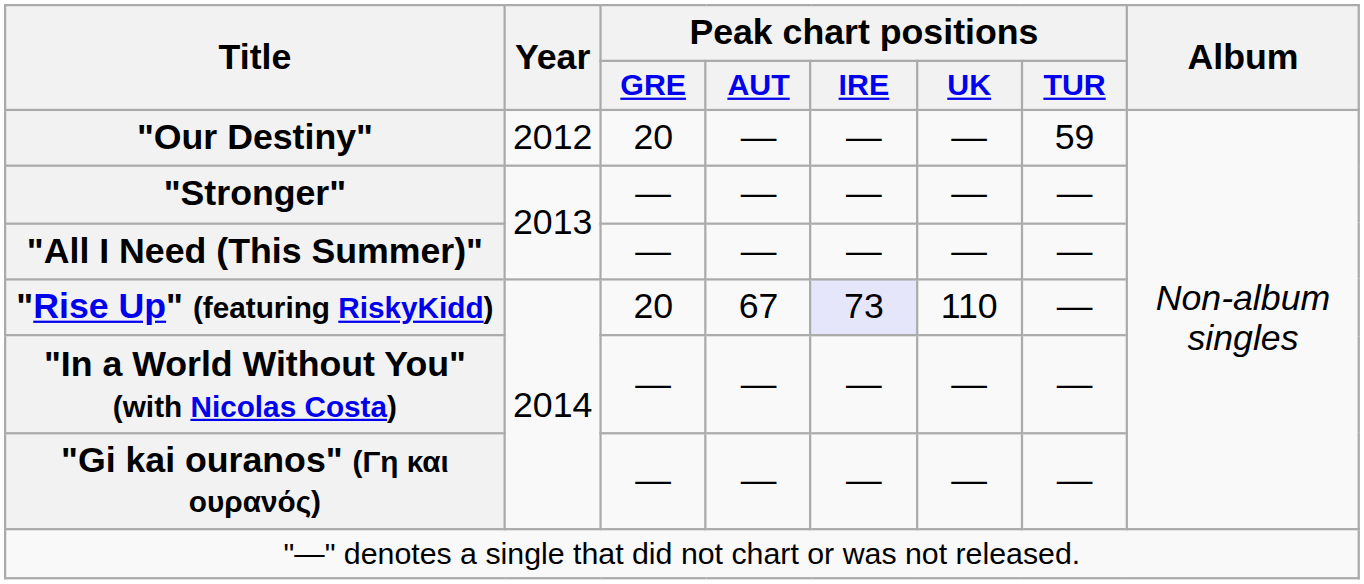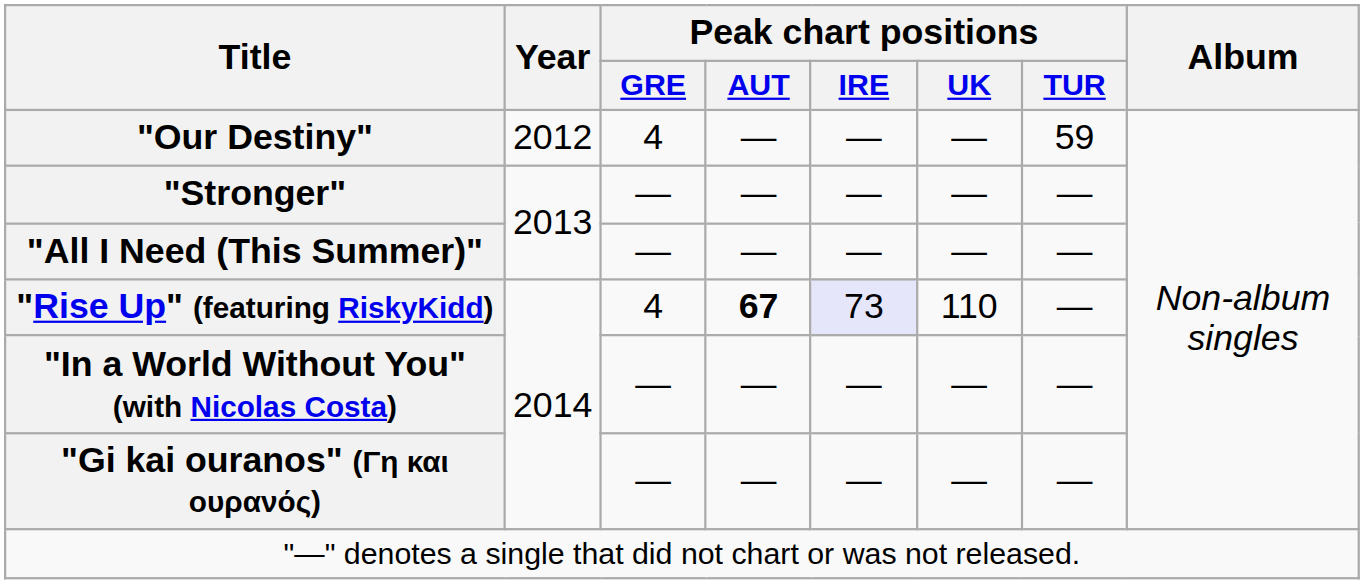(653, 137) 20 -> (653, 137) 4
(653, 306) 20 -> (653, 306) 4
(759, 306) normal -> (759, 306) bold
